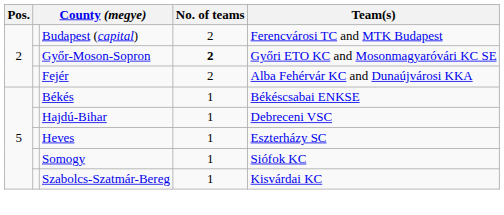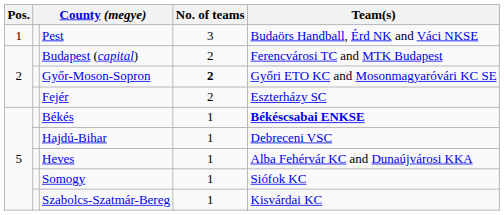+ row: (53, 35)
(362, 76) Alba Fehérvár KC and Dunaújvárosi KKA -> (289, 96) Eszterházy SC
(305, 96) normal -> (308, 117) bold
(289, 138) Eszterházy SC -> (362, 158) Alba Fehérvár KC and Dunaújvárosi KKA
